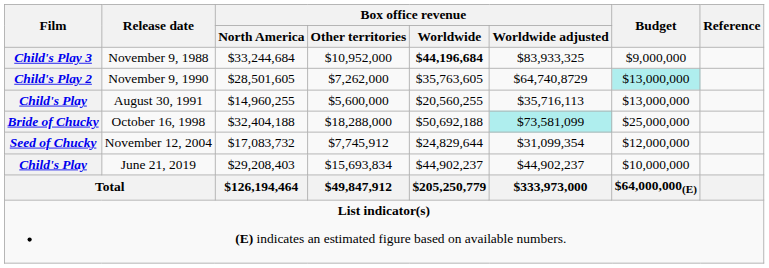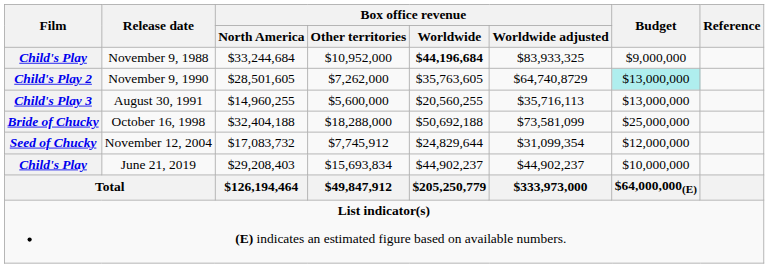(53, 57) Child's Play 3 -> (53, 57) Child's Play
(53, 100) Child's Play -> (53, 100) Child's Play 3
(551, 121) paleturquoise background -> (551, 121) no background
